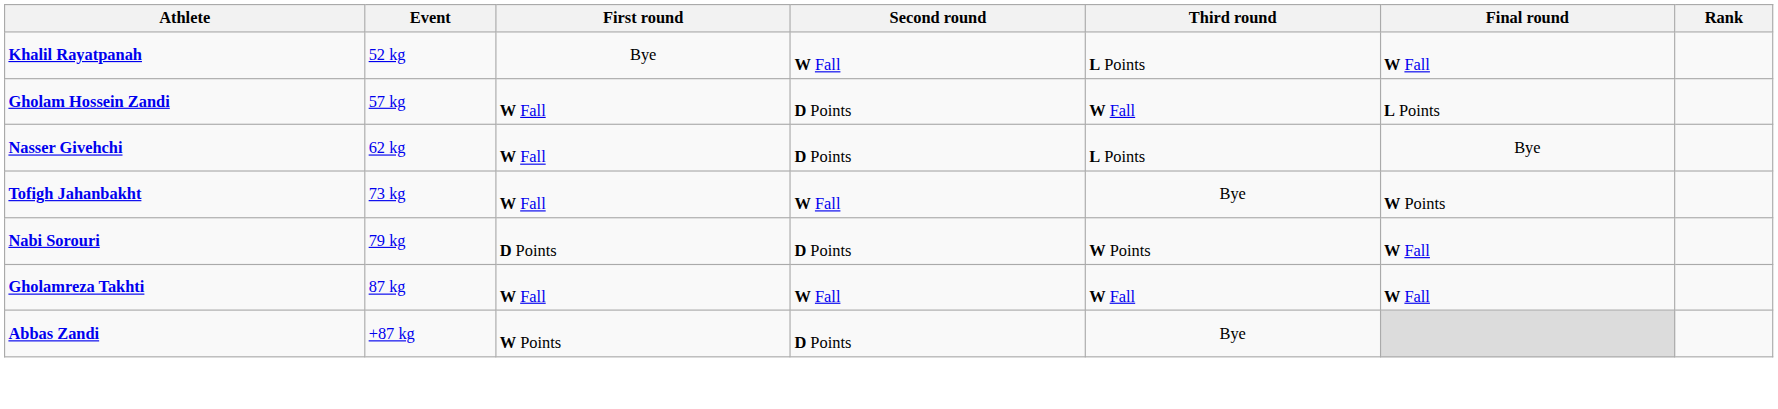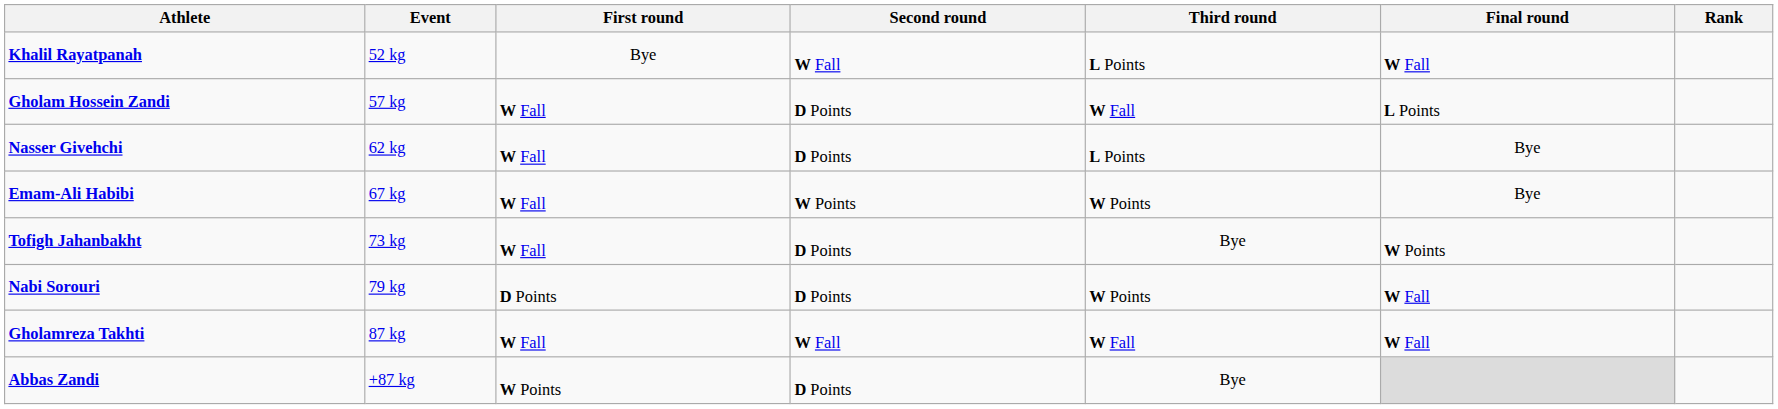+ row: (71, 194)
(817, 204) W Fall -> (823, 250) D Points
